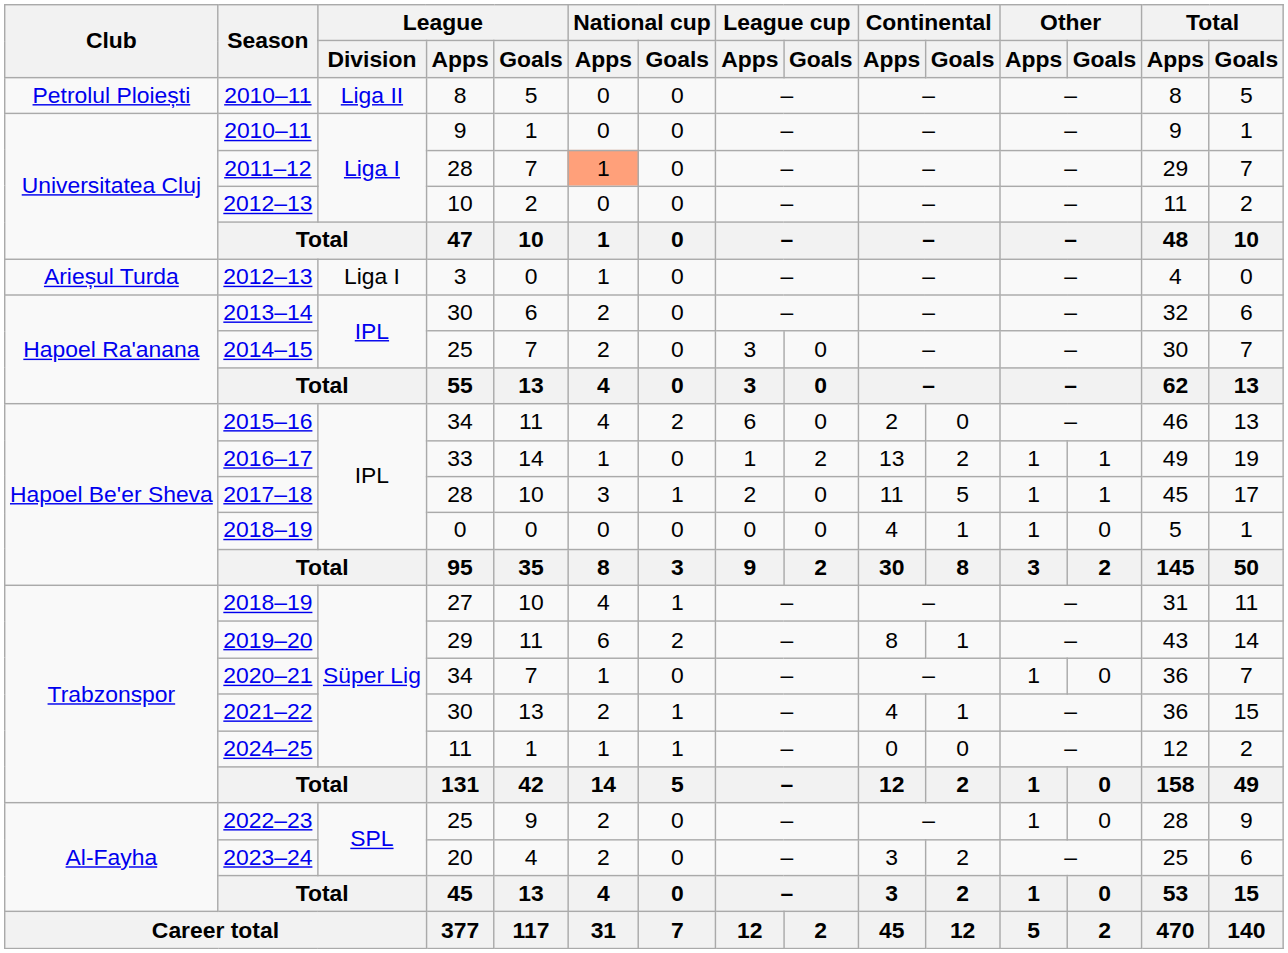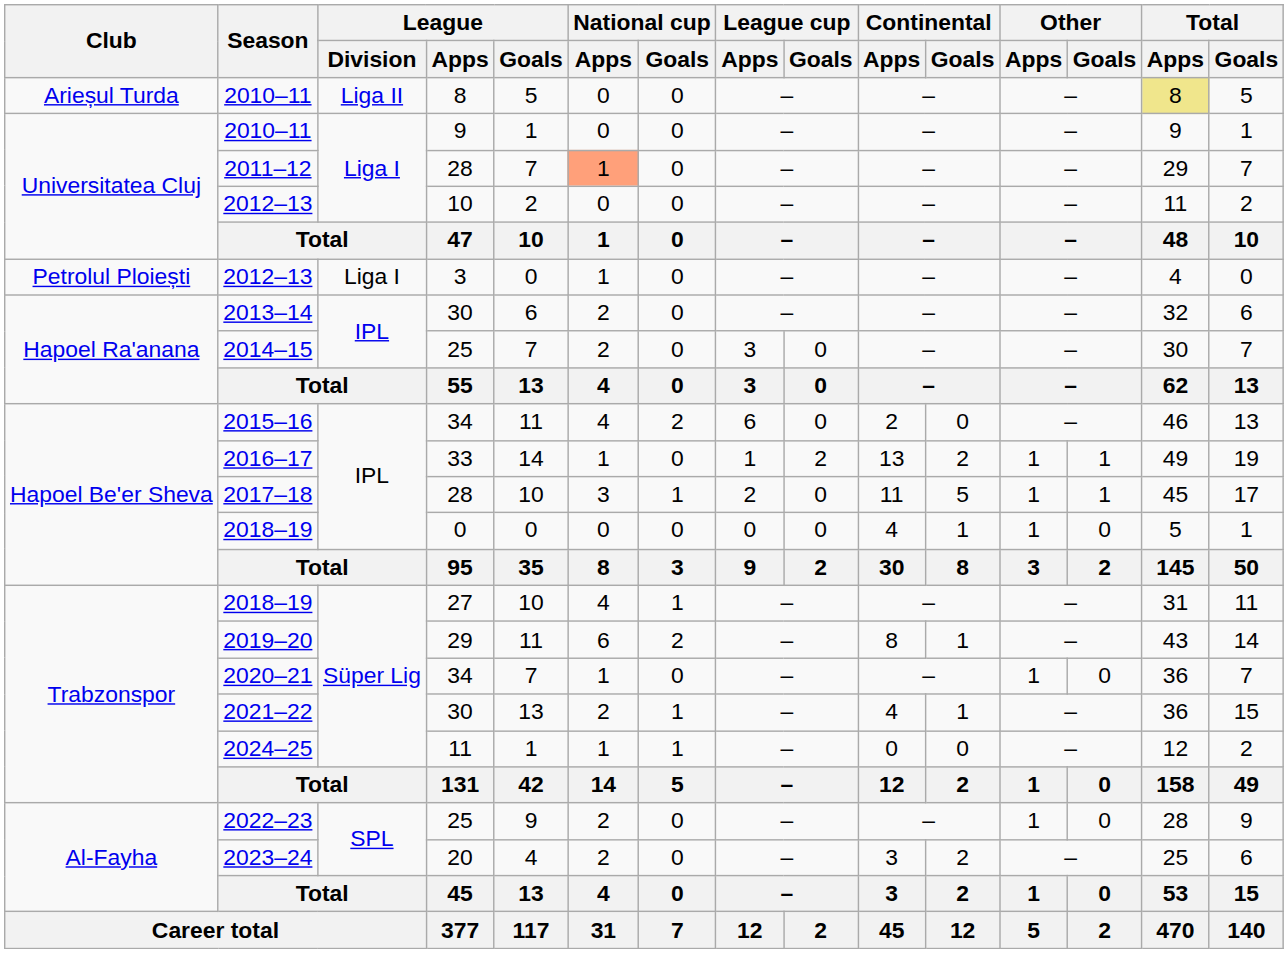(111, 95) Petrolul Ploiești -> (111, 95) Arieșul Turda
(1175, 95) no background -> (1175, 95) khaki background
(111, 276) Arieșul Turda -> (111, 276) Petrolul Ploiești
